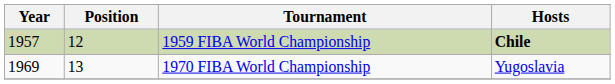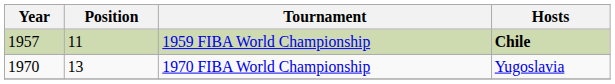(76, 41) 12 -> (75, 41) 11
(24, 66) 1969 -> (24, 66) 1970
